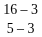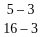rows swapped: (21, 9) <-> (21, 29)
